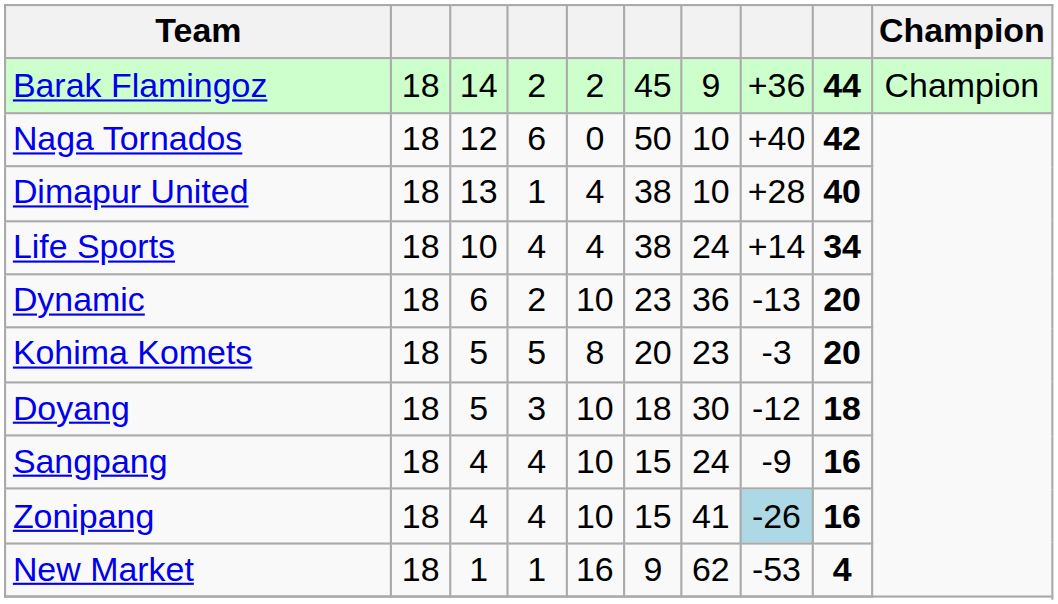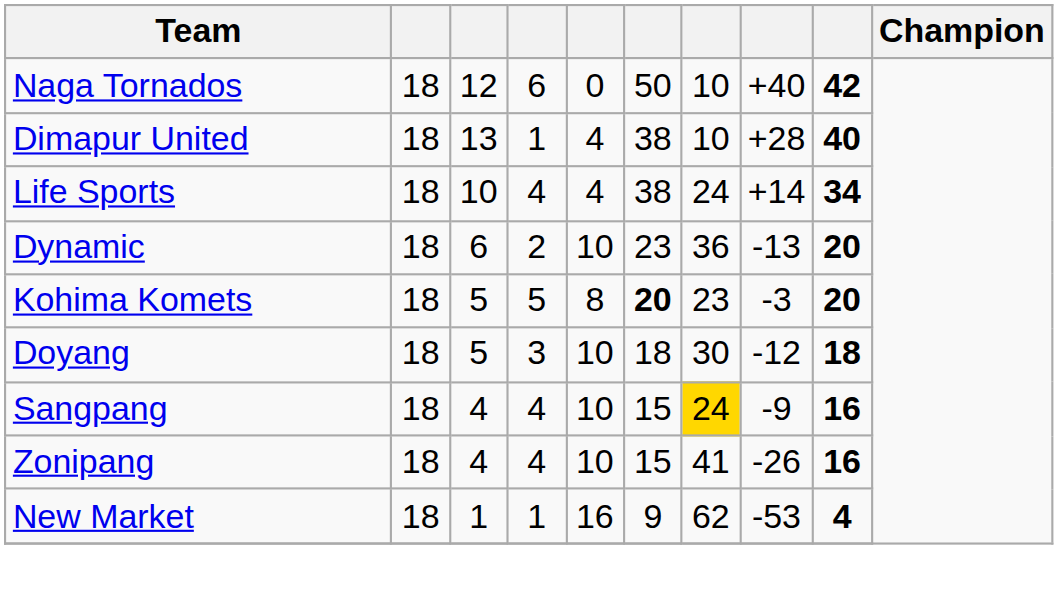- row: (140, 85)
(653, 354) normal -> (653, 300) bold
(711, 461) no background -> (711, 407) gold background
(776, 515) lightblue background -> (776, 461) no background
